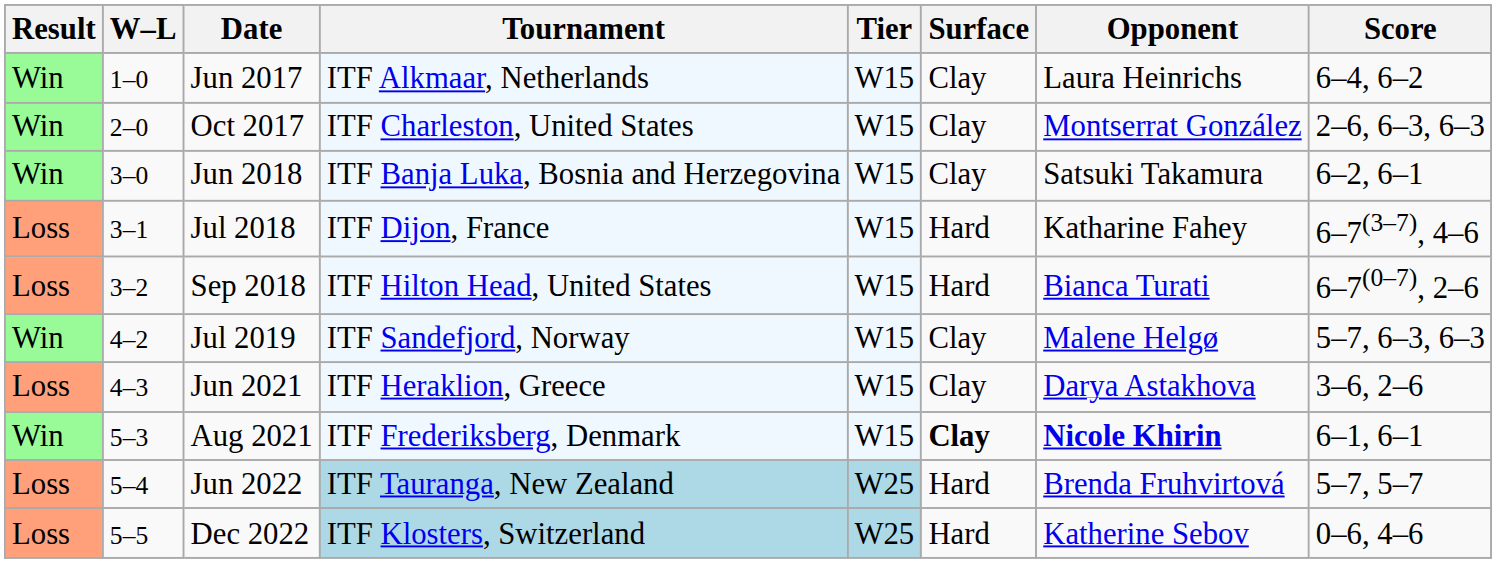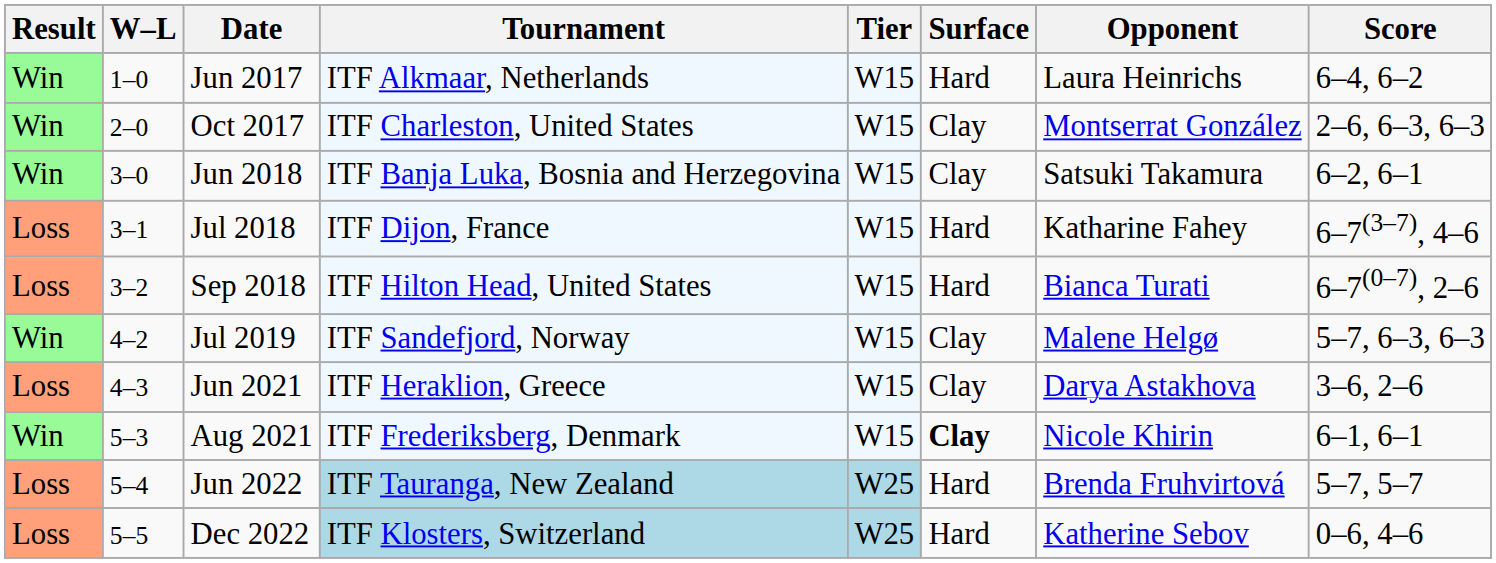(957, 77) Clay -> (959, 77) Hard
(1132, 435) bold -> (1128, 435) normal
